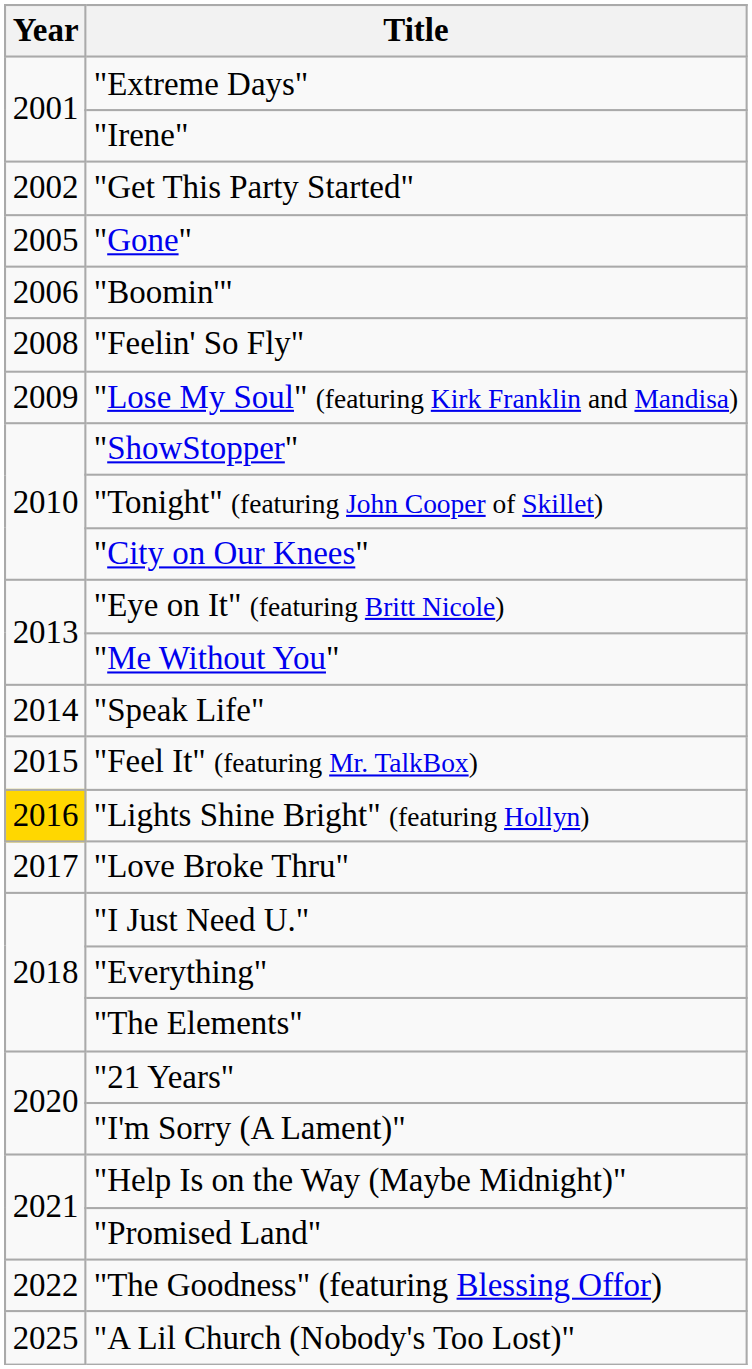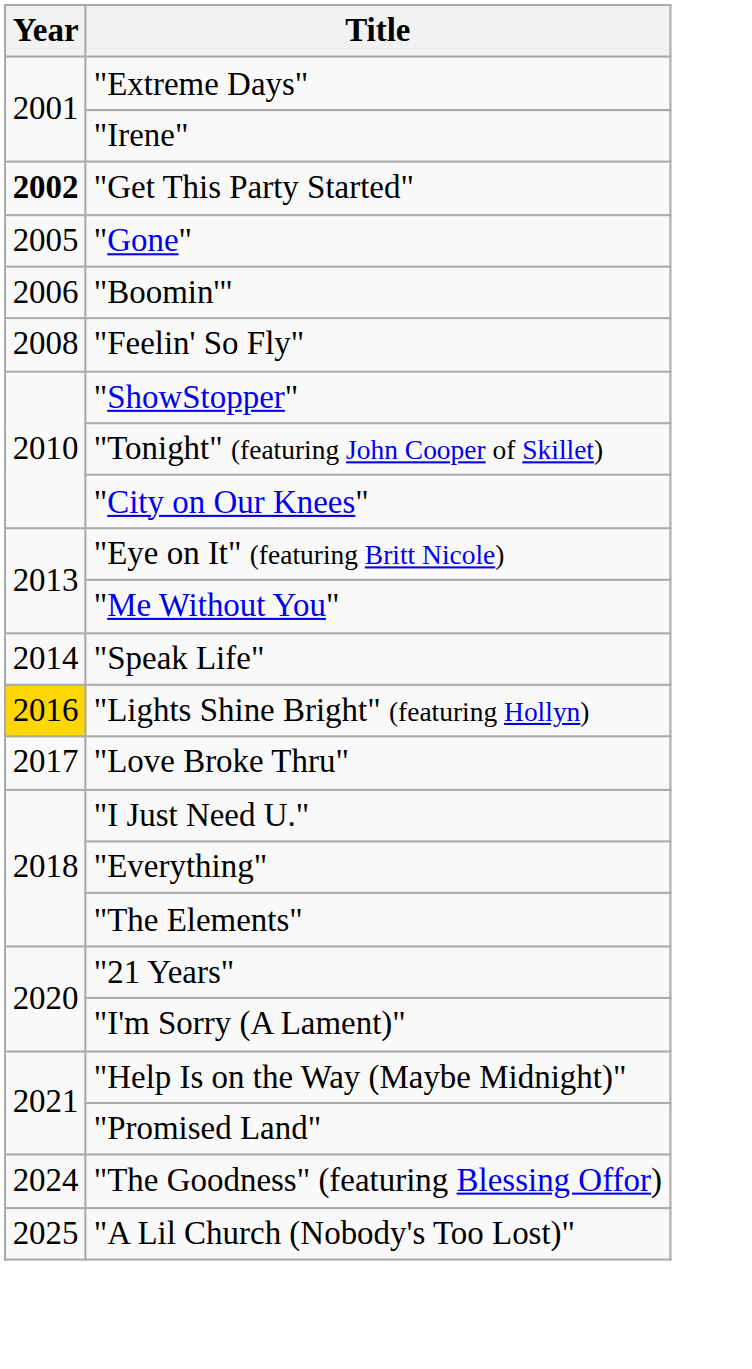(46, 187) normal -> (46, 187) bold
- row: (416, 396)
- row: (286, 762)
(46, 1285) 2022 -> (46, 1180) 2024
